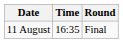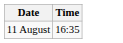- column: (100, 13)
